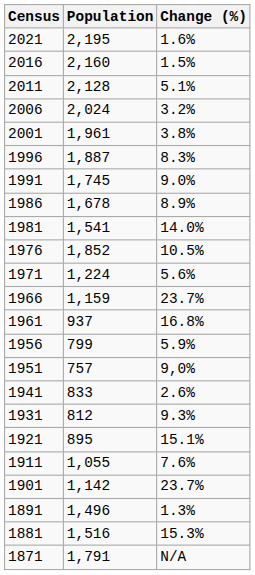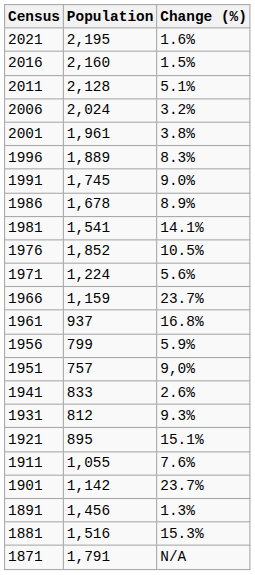(88, 157) 1,887 -> (88, 157) 1,889
(182, 228) 14.0% -> (182, 228) 14.1%
(88, 510) 1,496 -> (88, 510) 1,456
